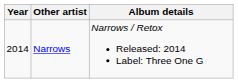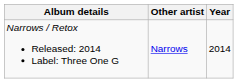columns swapped: (18, 12) <-> (161, 12)
